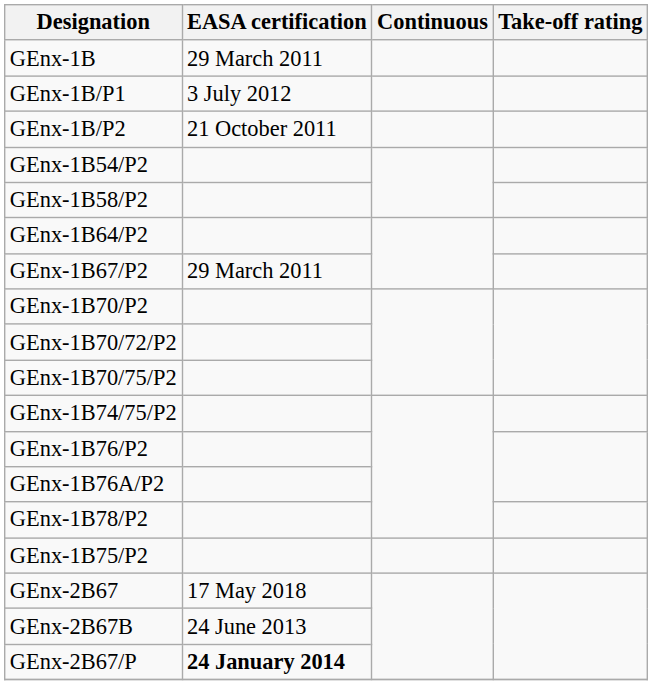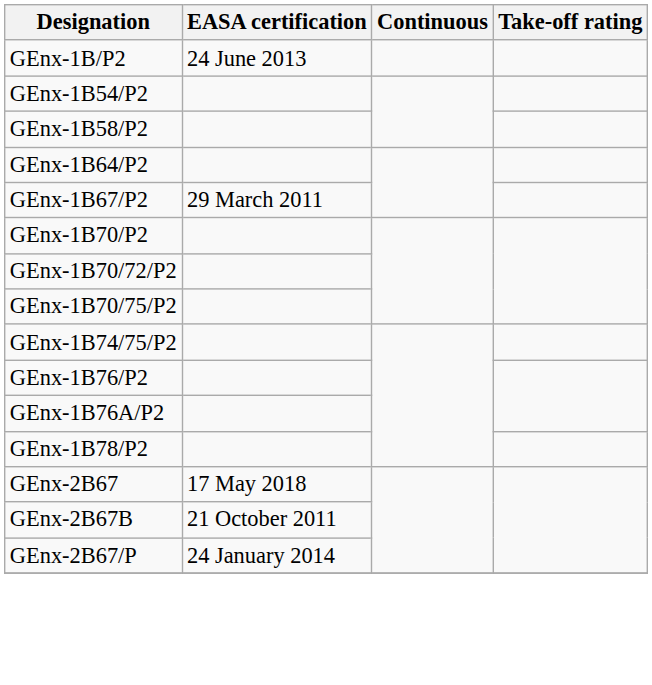- row: (53, 57)
- row: (68, 93)
(262, 128) 21 October 2011 -> (247, 57) 24 June 2013
- row: (79, 555)
(247, 626) 24 June 2013 -> (262, 519) 21 October 2011
(266, 661) bold -> (261, 555) normal
